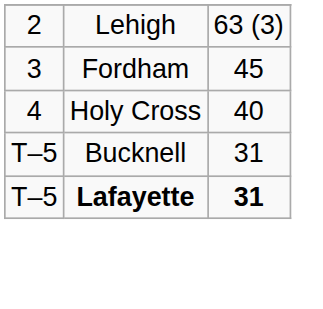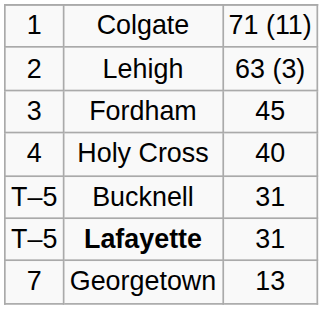+ row: (143, 25)
(249, 196) bold -> (270, 238) normal
+ row: (143, 281)
